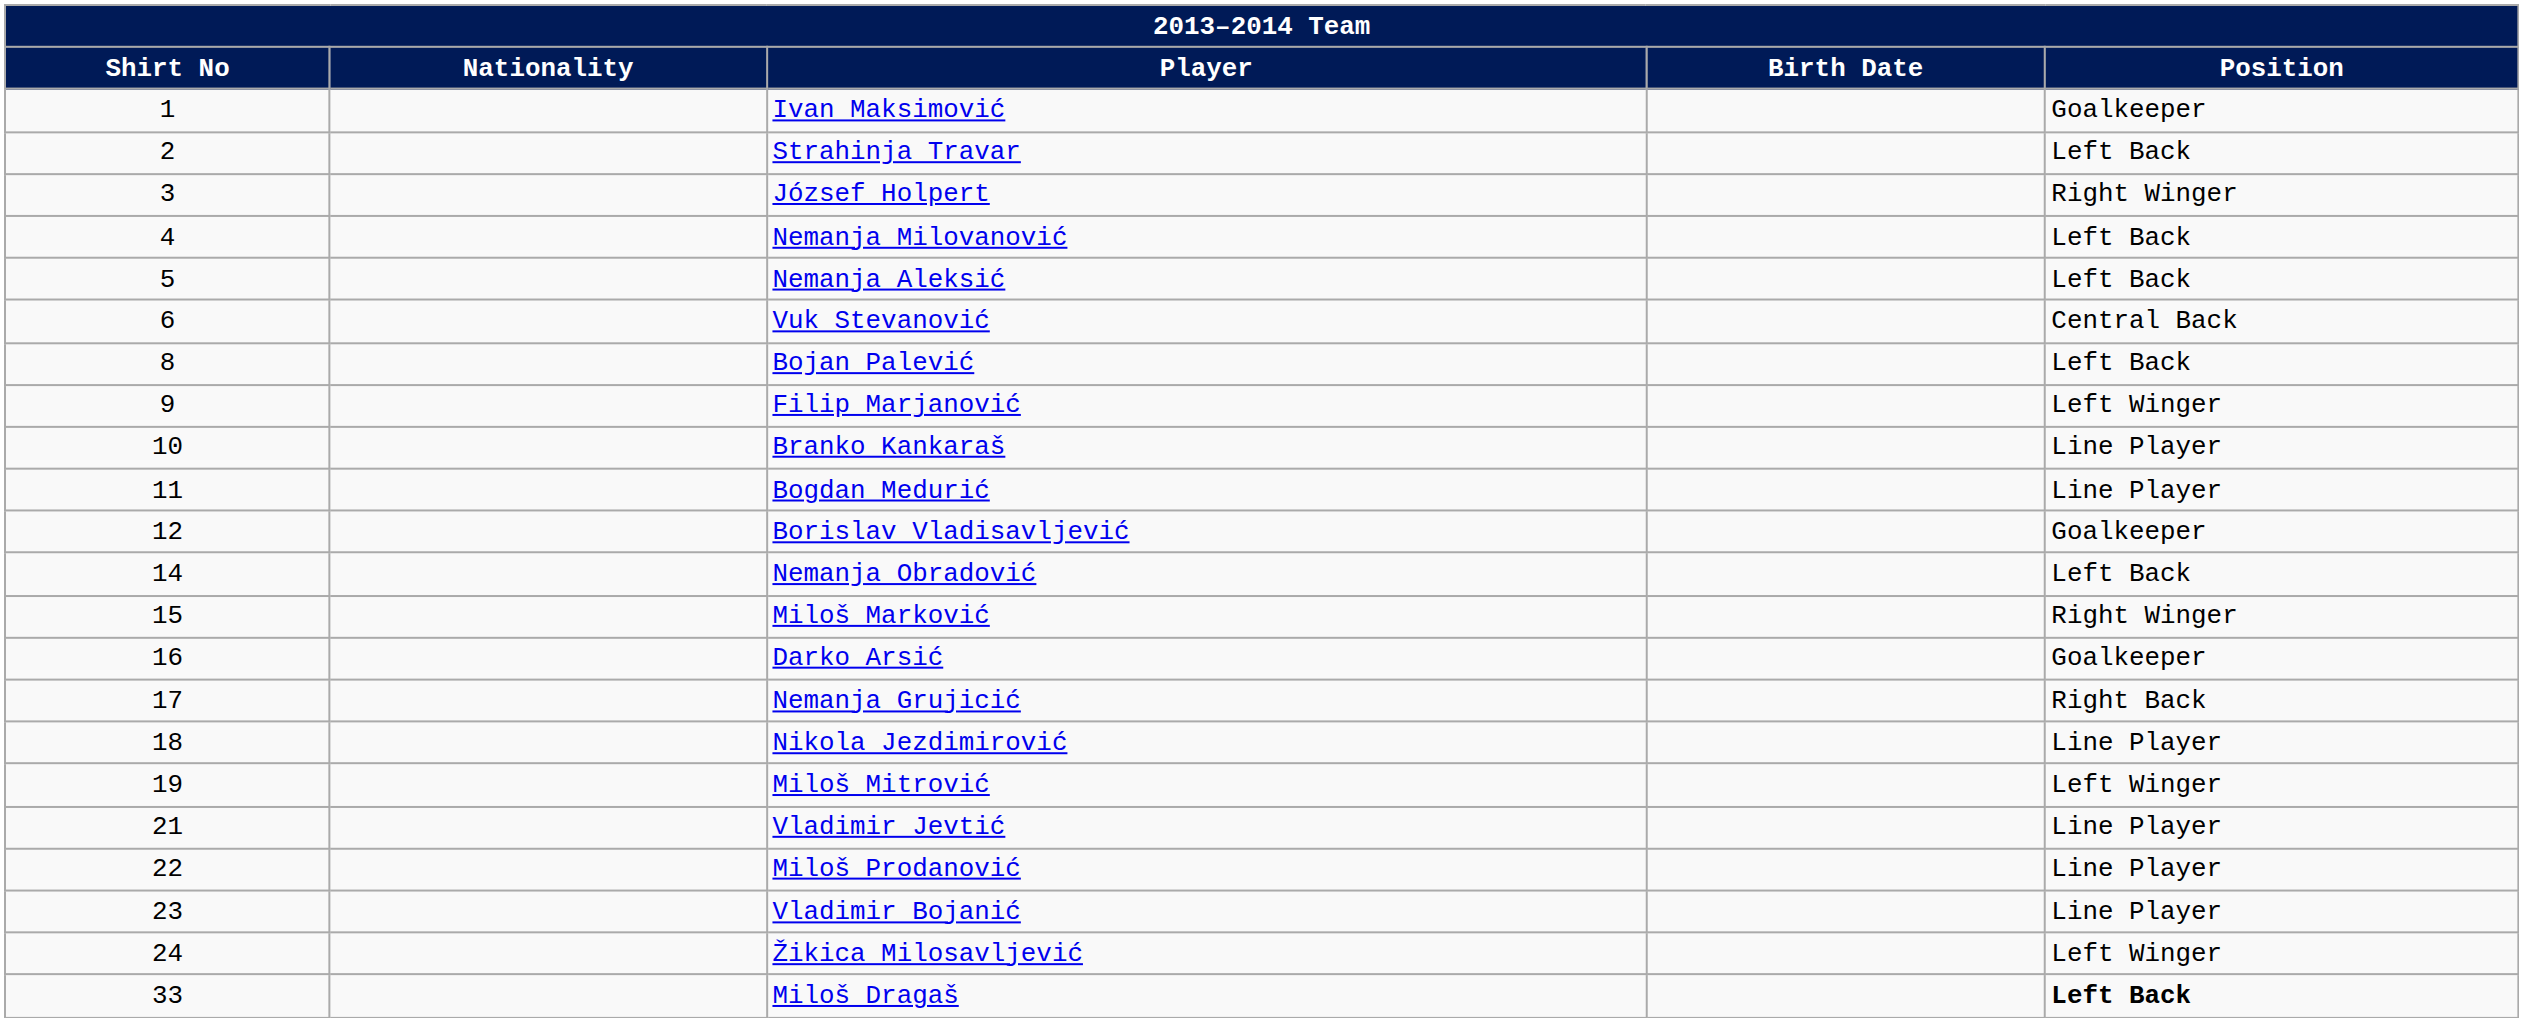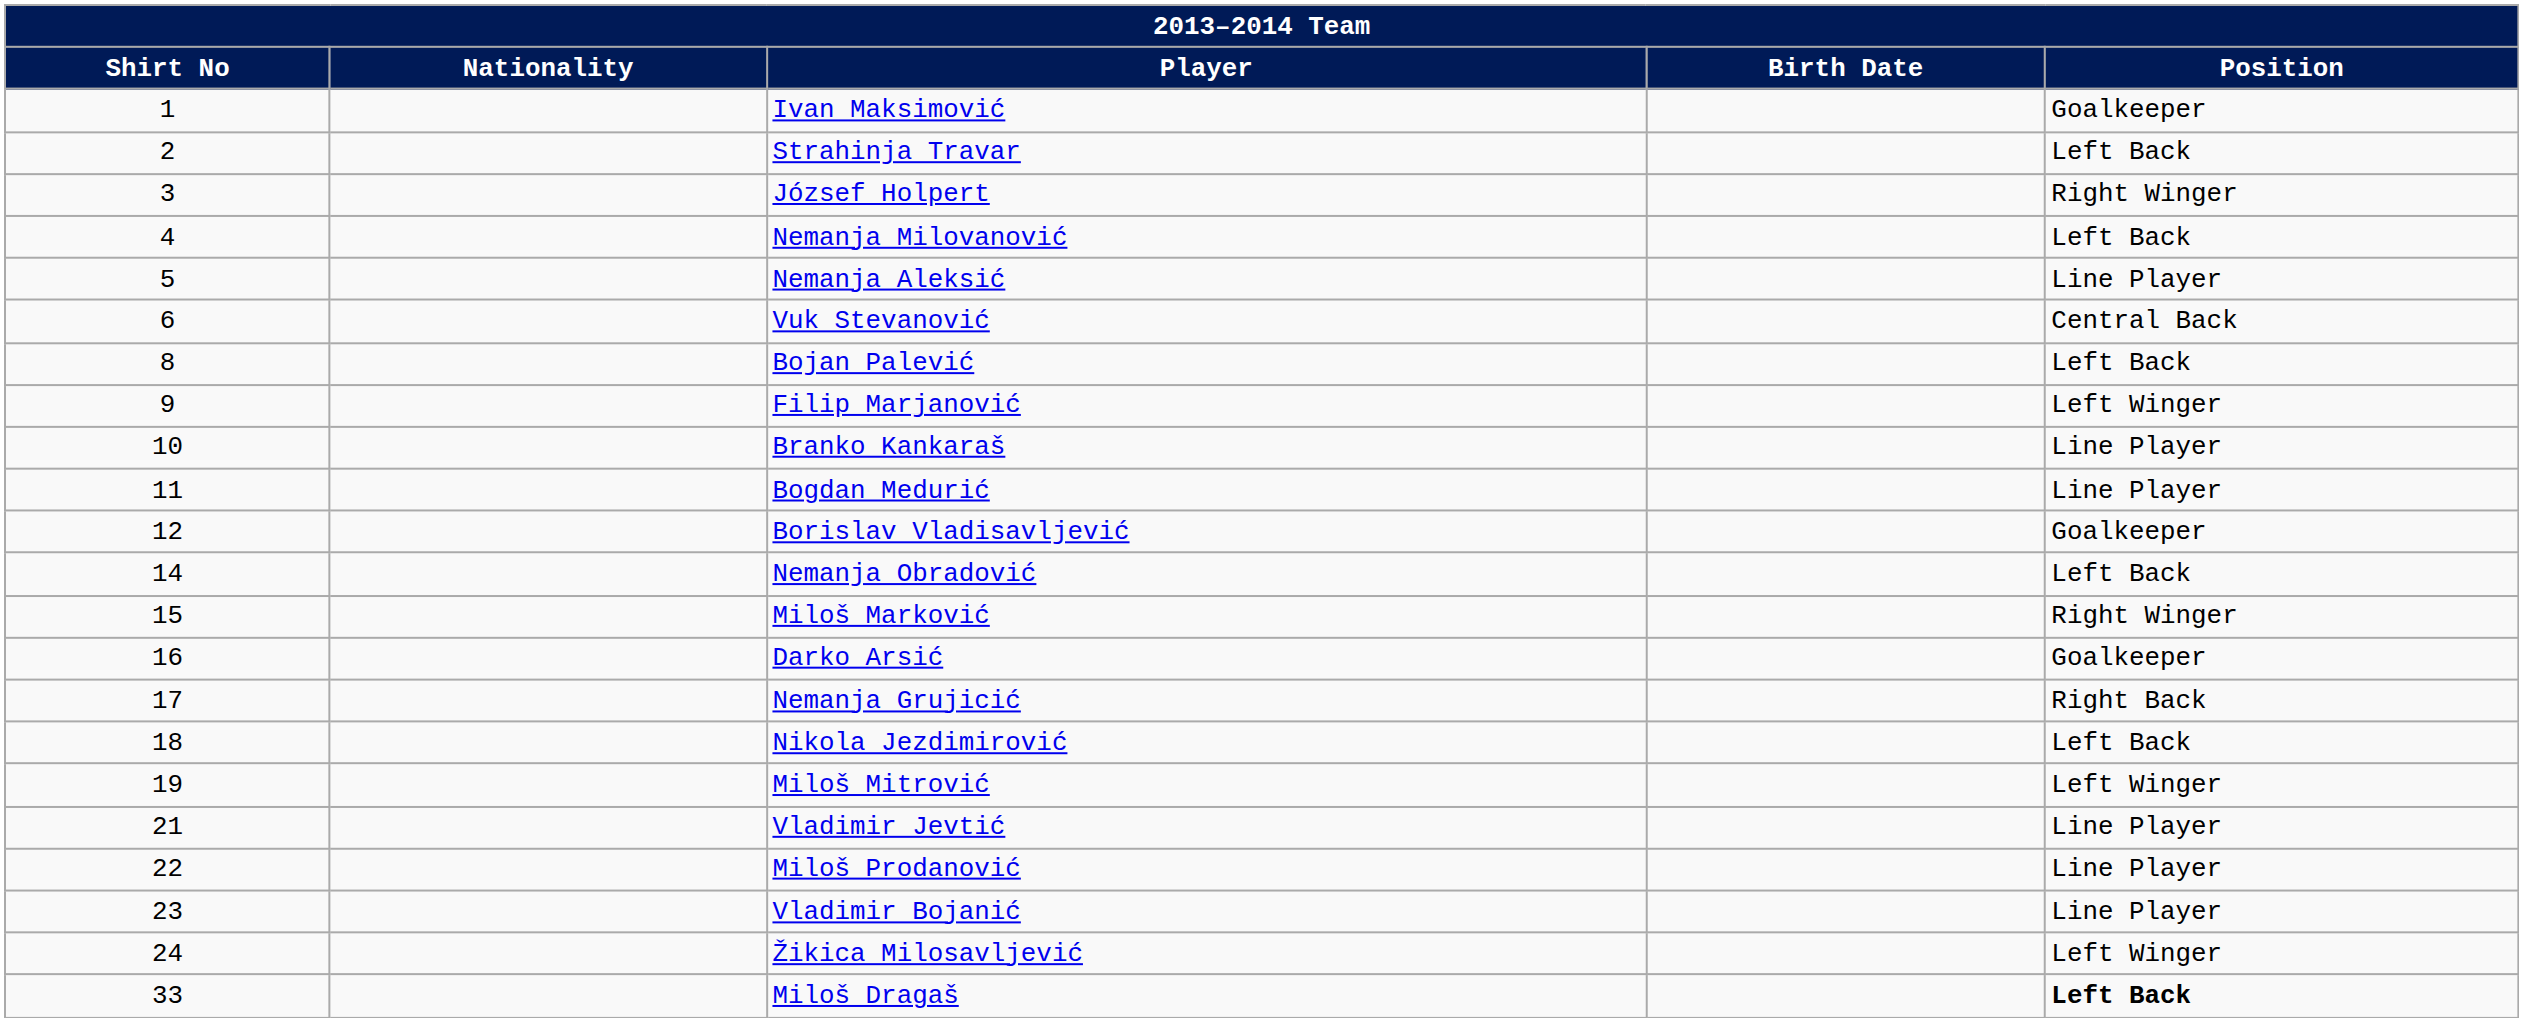(2121, 279) Left Back -> (2137, 279) Line Player
(2137, 743) Line Player -> (2121, 743) Left Back
